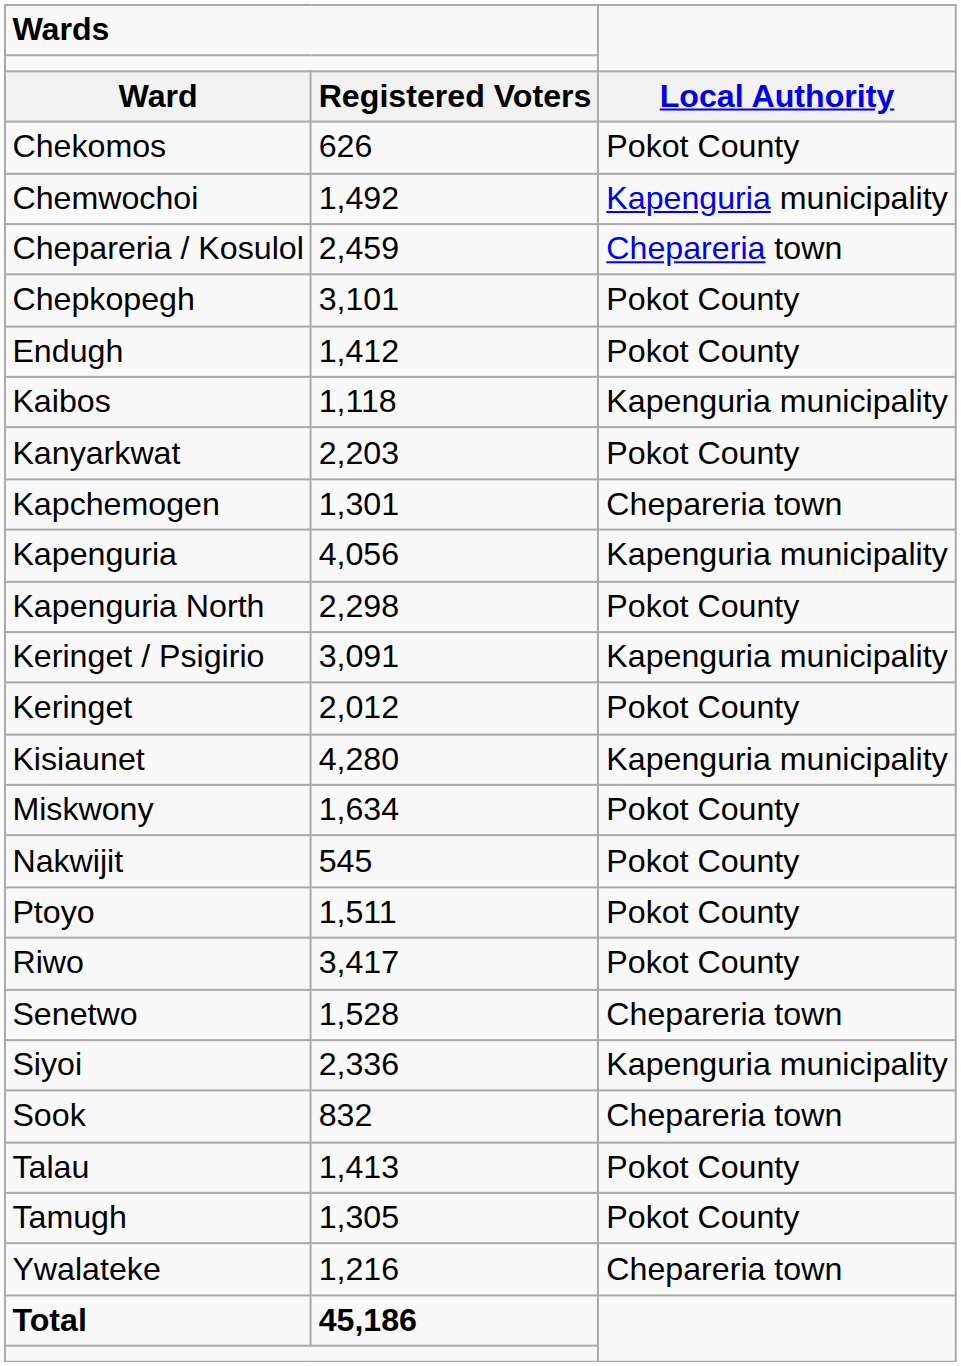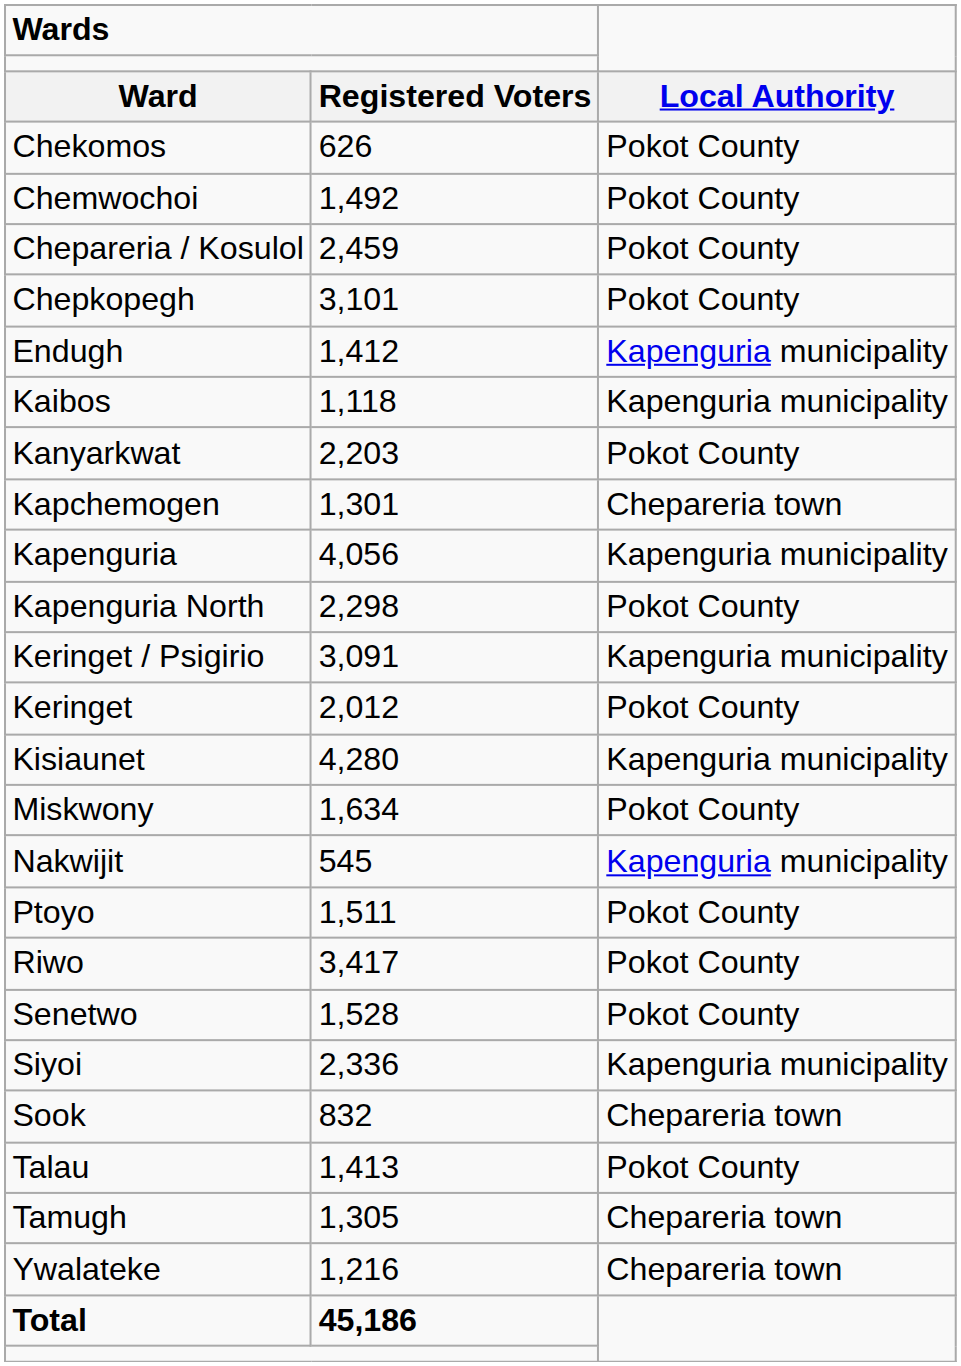(777, 197) Kapenguria municipality -> (703, 197) Pokot County
(724, 248) Chepareria town -> (703, 248) Pokot County
(703, 350) Pokot County -> (777, 350) Kapenguria municipality
(703, 860) Pokot County -> (777, 860) Kapenguria municipality
(724, 1013) Chepareria town -> (703, 1013) Pokot County
(703, 1217) Pokot County -> (724, 1217) Chepareria town
